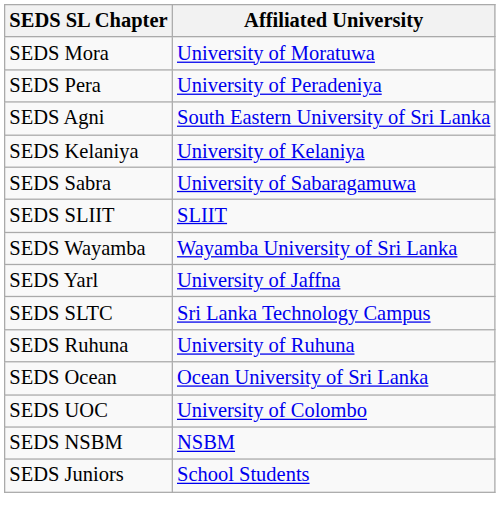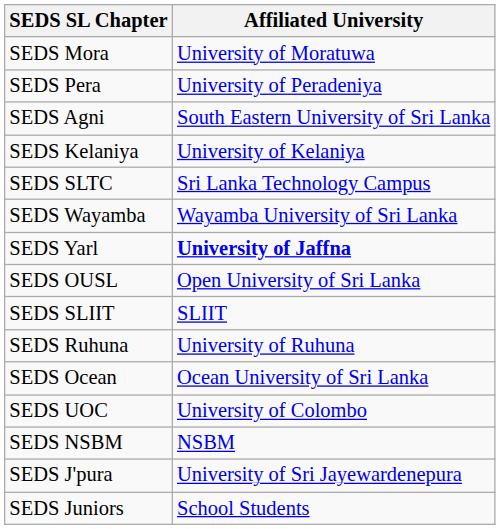- row: (60, 183)
rows swapped: (62, 215) <-> (61, 313)
(259, 280) normal -> (264, 248) bold
+ row: (64, 280)
+ row: (61, 475)
